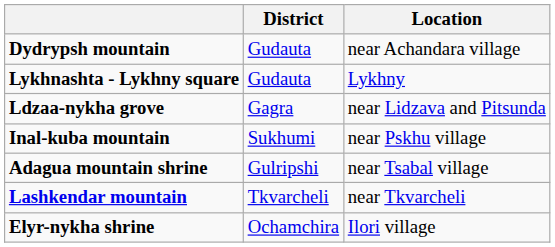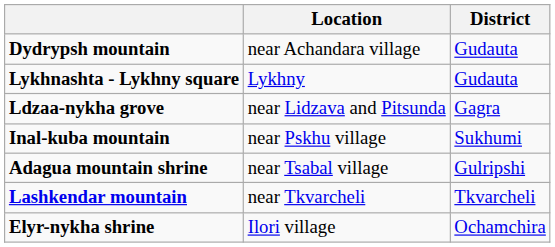columns swapped: (447, 19) <-> (293, 19)
